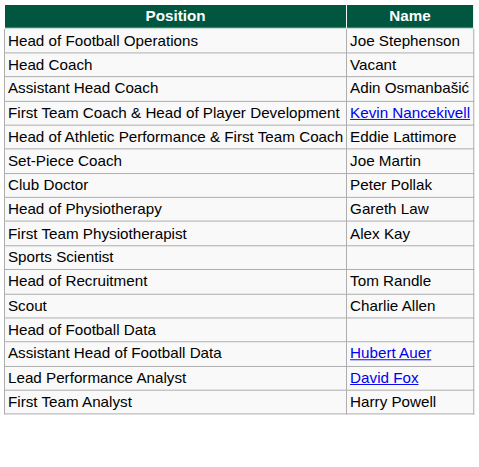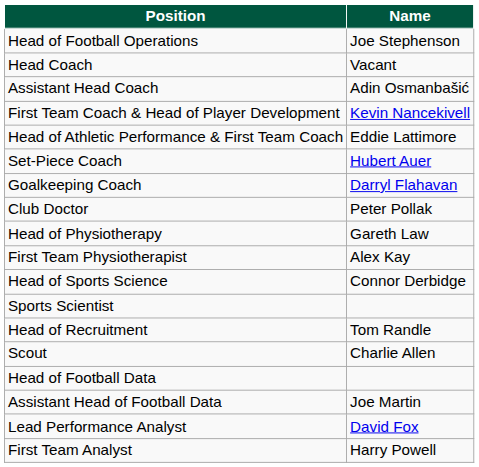(386, 161) Joe Martin -> (391, 161) Hubert Auer
+ row: (75, 185)
+ row: (88, 281)
(391, 354) Hubert Auer -> (386, 402) Joe Martin
